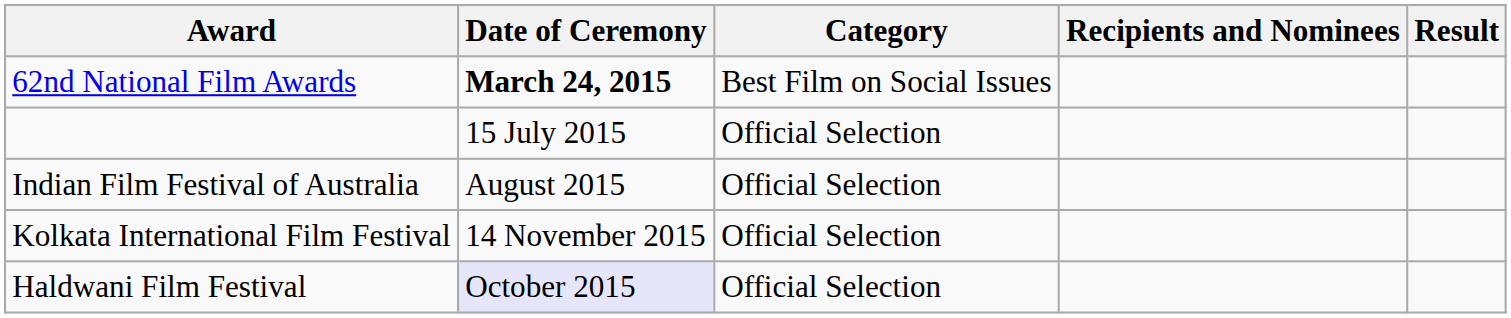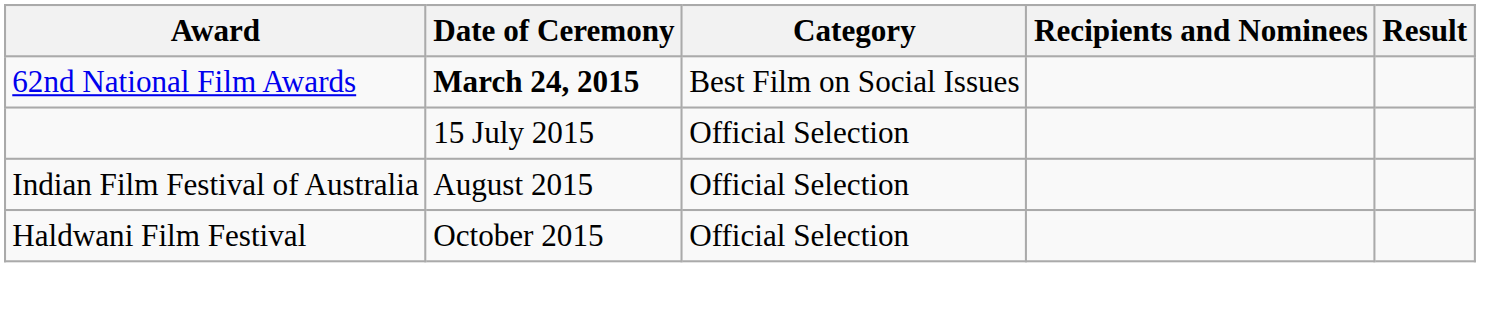- row: (231, 235)
(550, 287) lavender background -> (518, 235) no background
